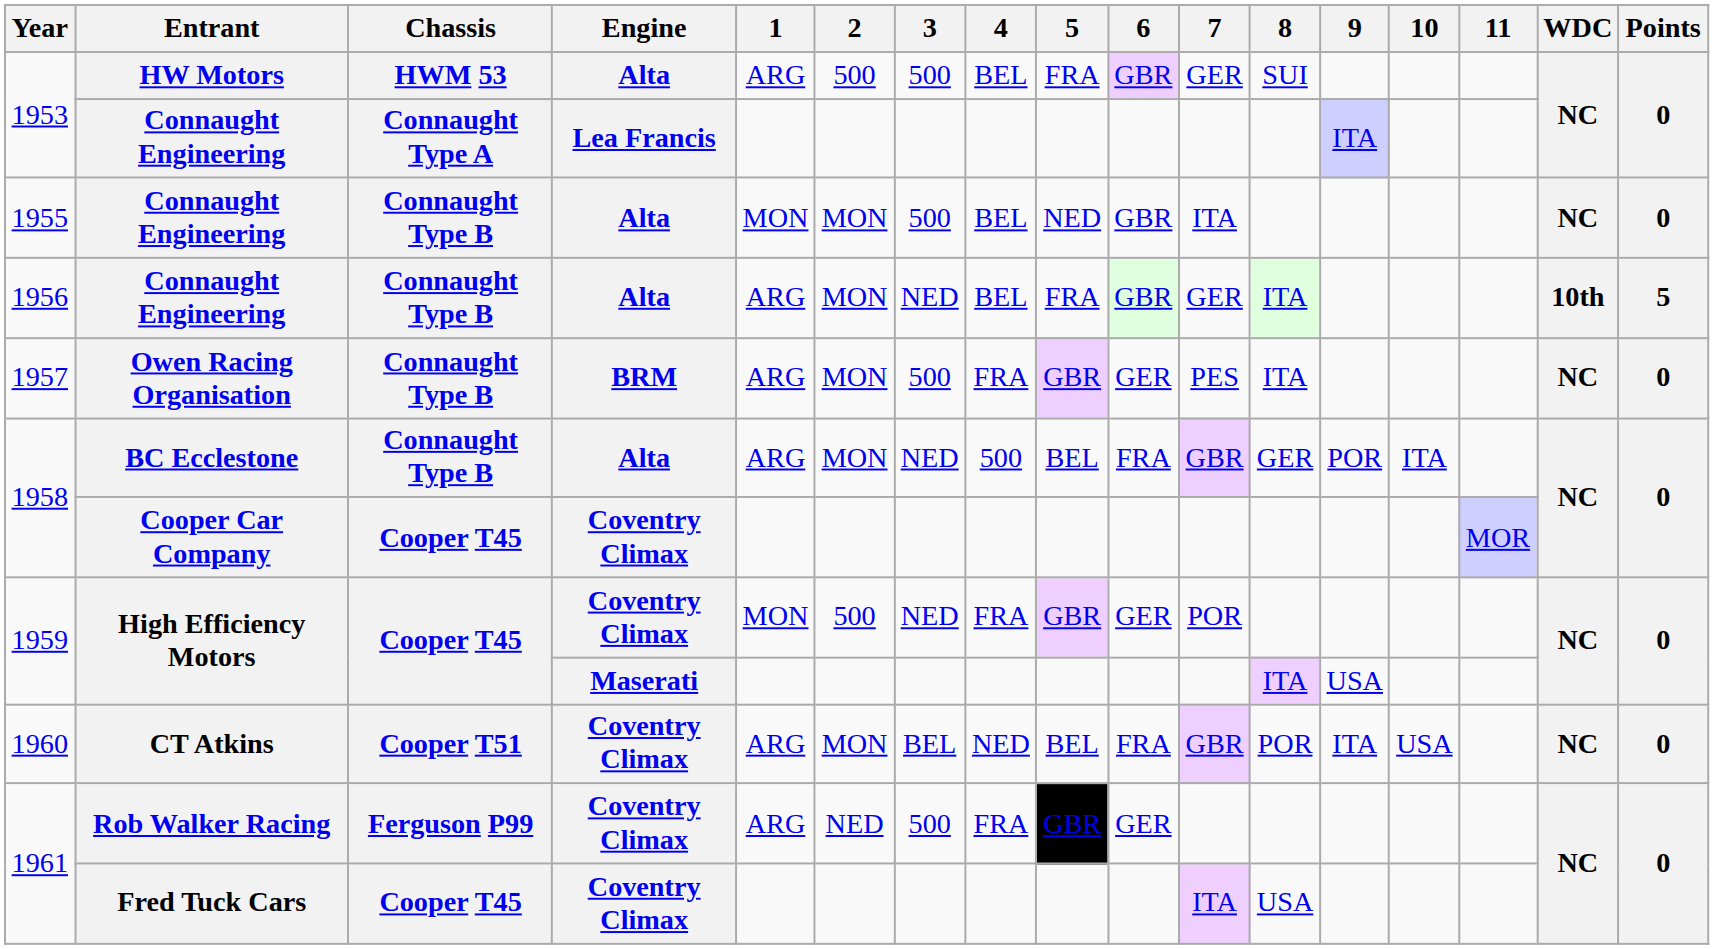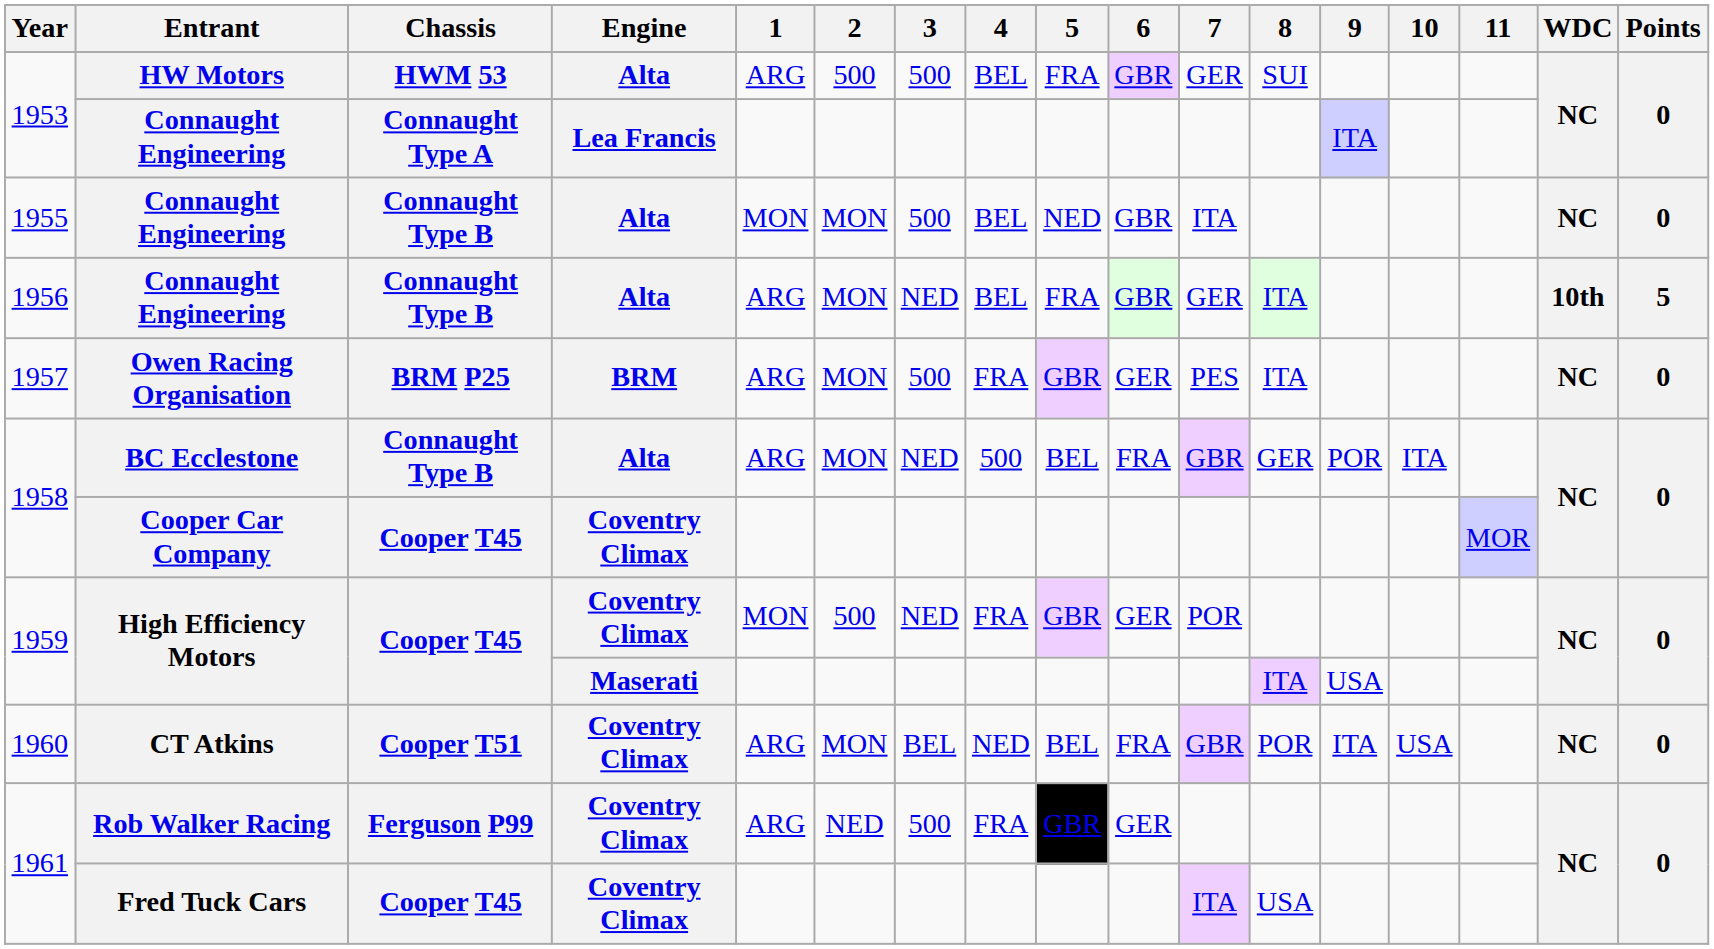(451, 377) Connaught Type B -> (451, 377) BRM P25
